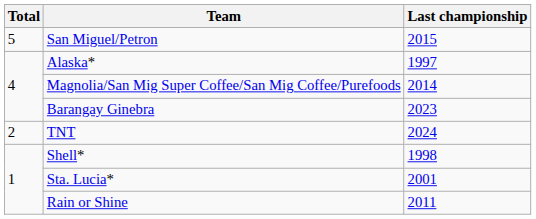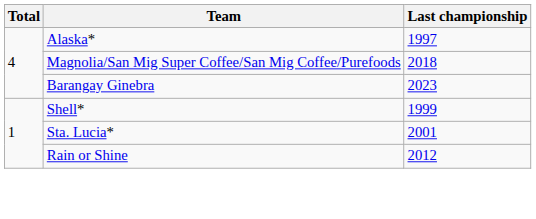- row: (102, 39)
(422, 86) 2014 -> (422, 62) 2018
- row: (61, 132)
(422, 156) 1998 -> (422, 109) 1999
(422, 202) 2011 -> (422, 156) 2012
